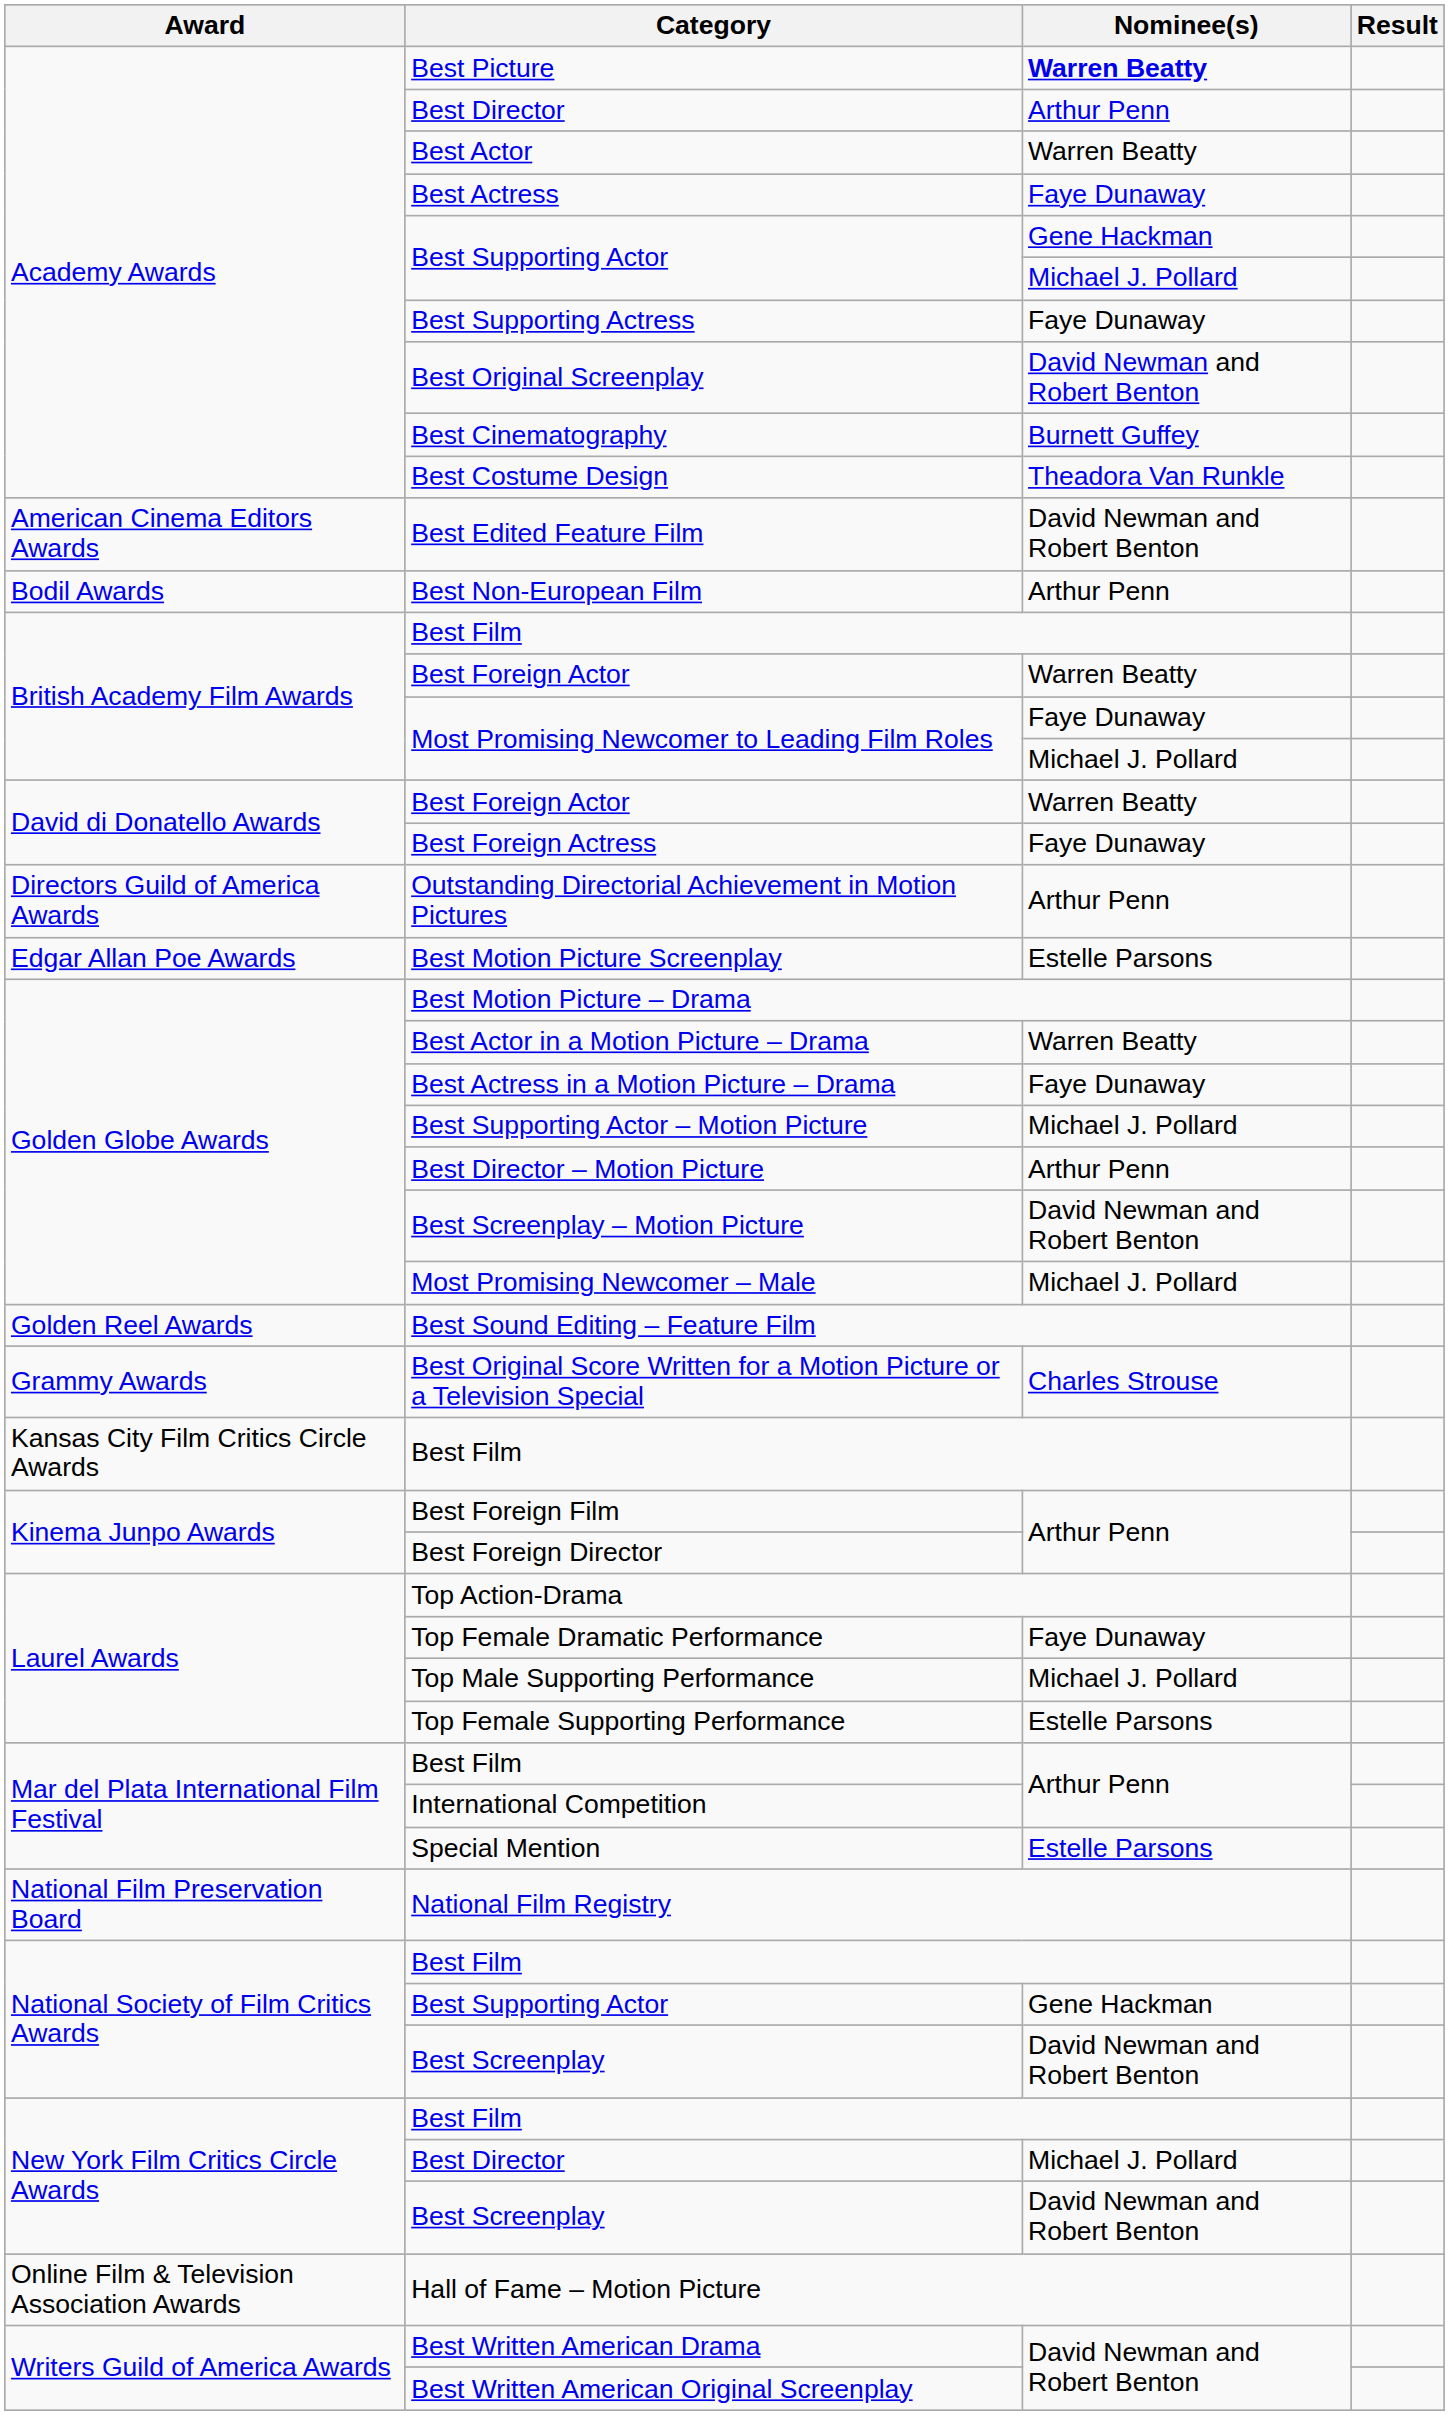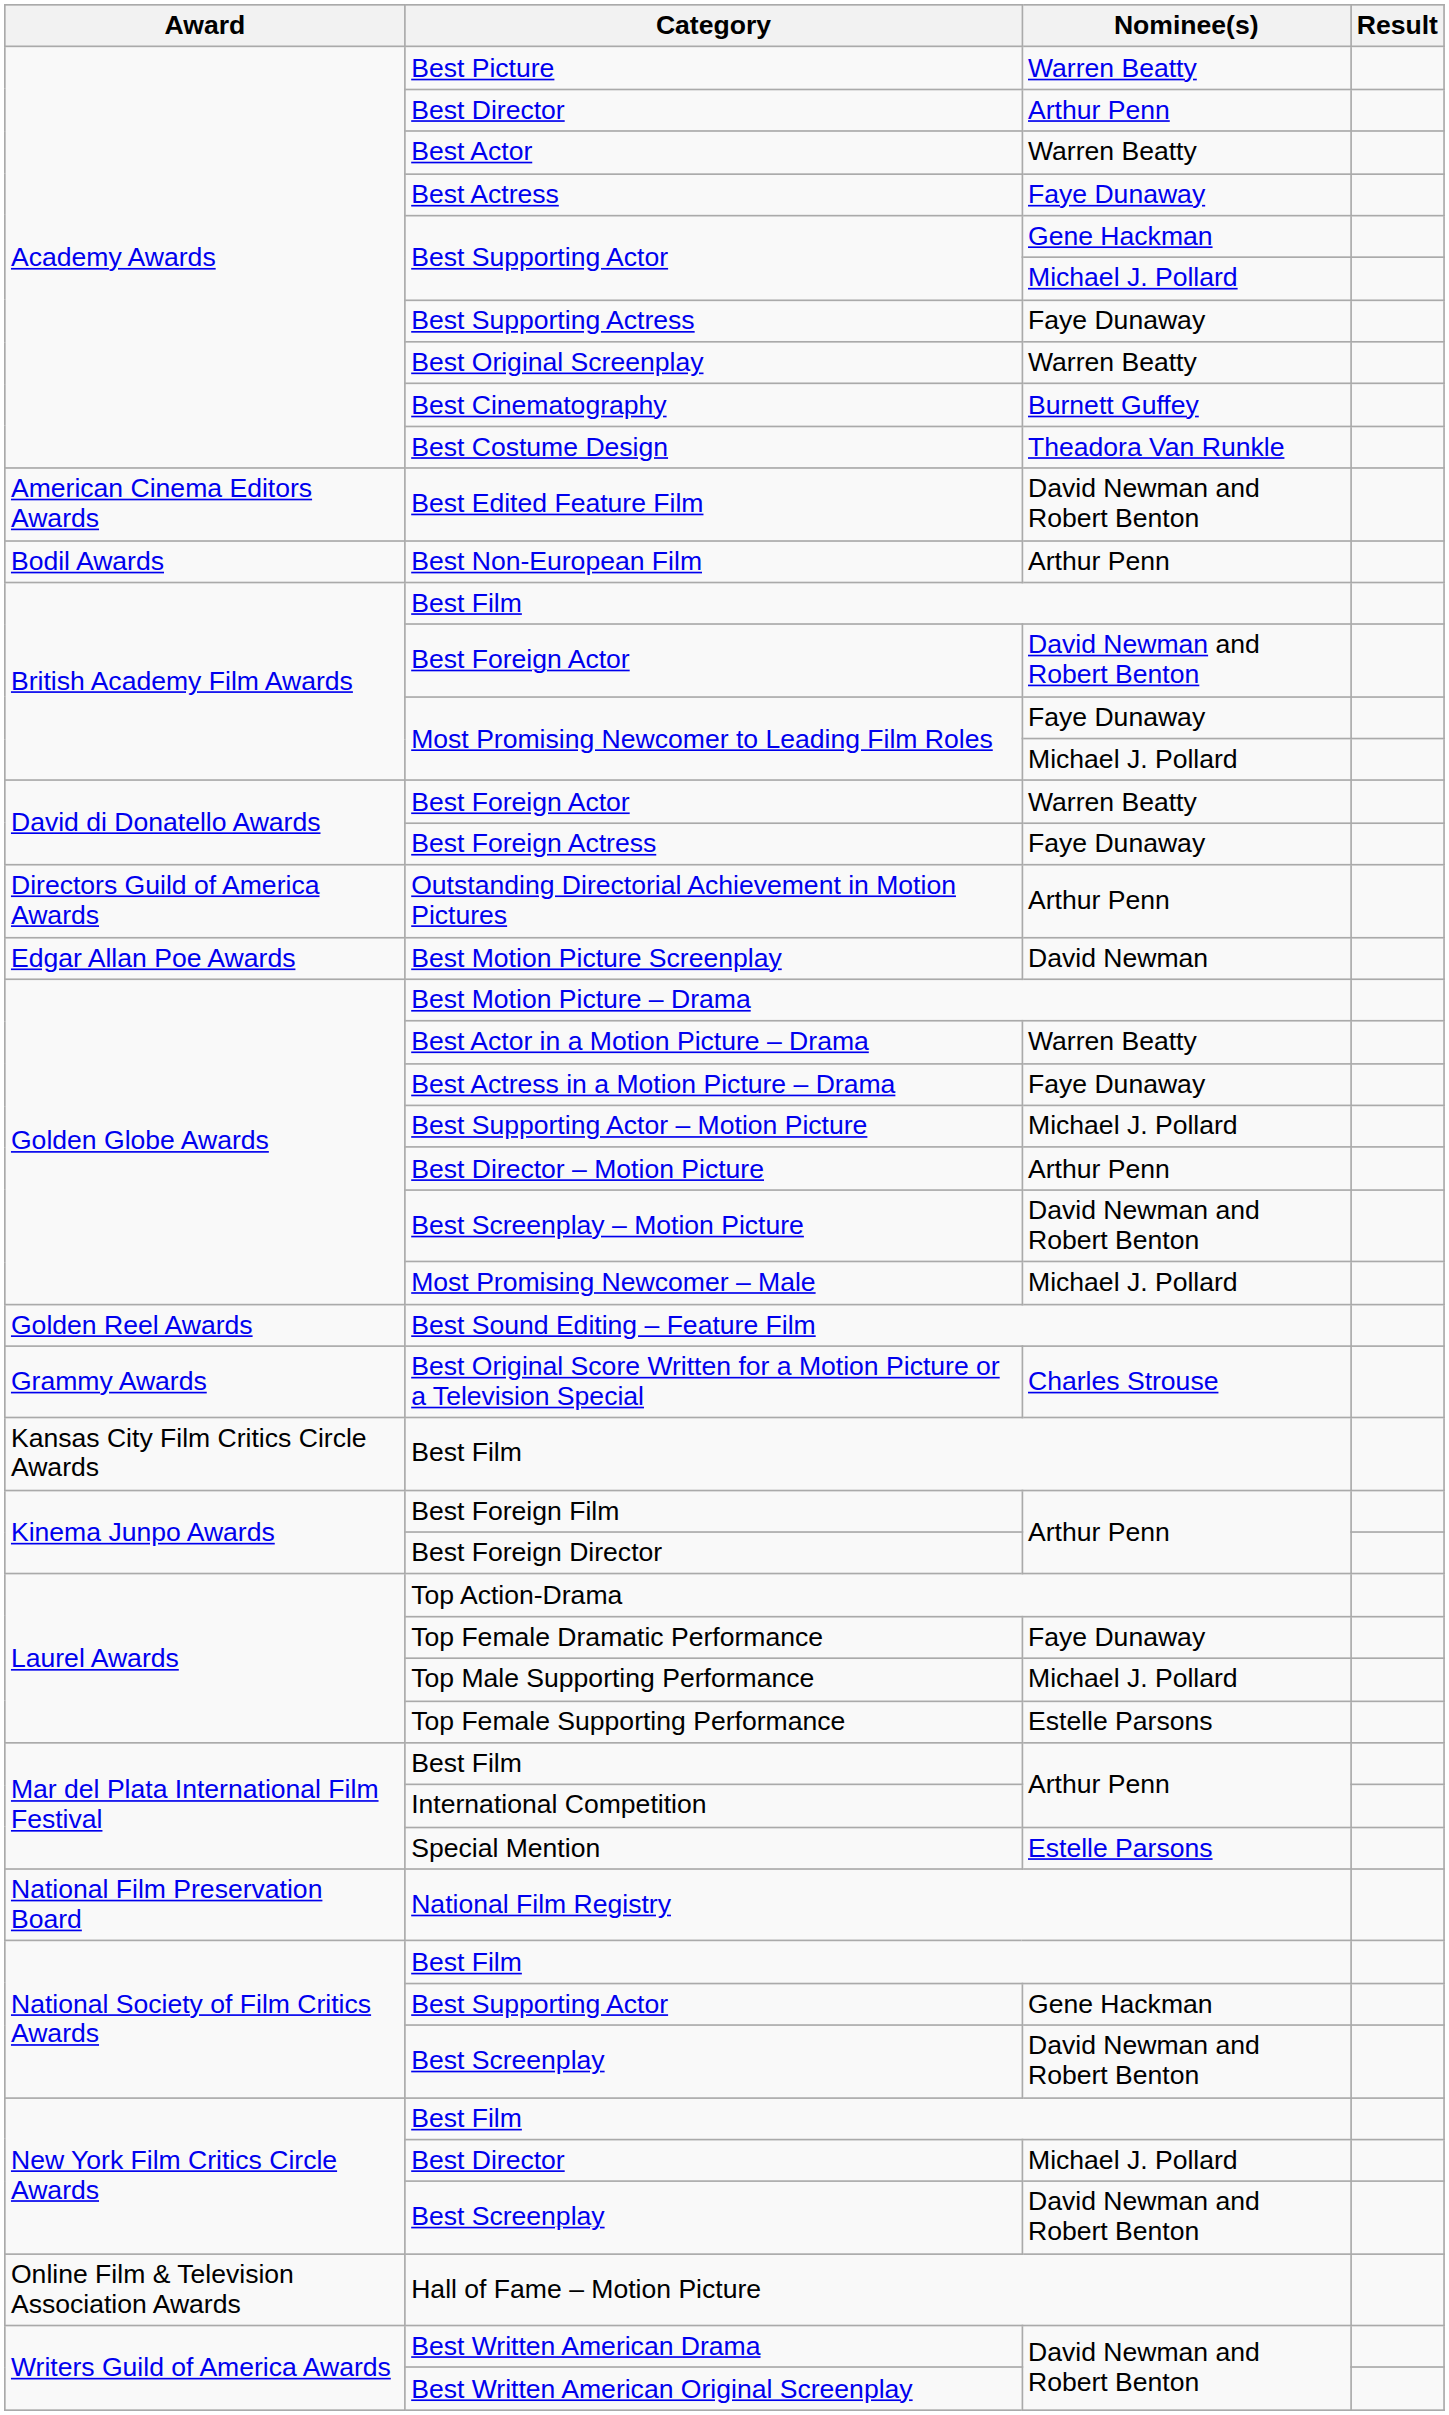(1118, 67) bold -> (1112, 67) normal
(1144, 377) David Newman and Robert Benton -> (1112, 362) Warren Beatty
(1112, 675) Warren Beatty -> (1144, 660) David Newman and Robert Benton
(1120, 957) Estelle Parsons -> (1118, 957) David Newman
